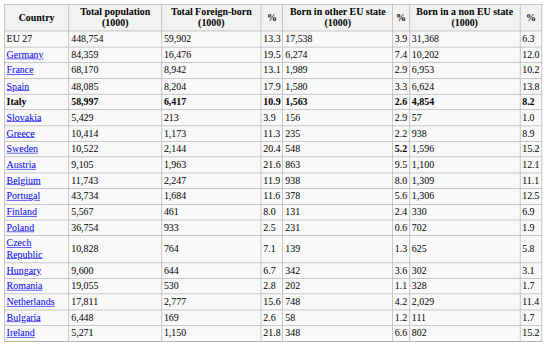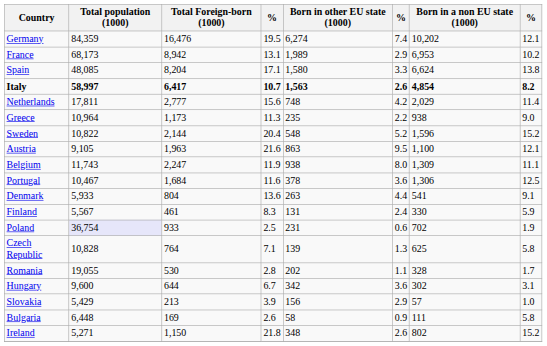- row: (19, 39)
(531, 54) 12.0 -> (531, 39) 12.1
(85, 70) 68,170 -> (85, 54) 68,173
(272, 86) 17.9 -> (272, 70) 17.1
(272, 102) 10.9 -> (272, 86) 10.7
rows swapped: (31, 302) <-> (24, 117)
(85, 133) 10,414 -> (85, 117) 10,964
(528, 133) 8.9 -> (528, 117) 9.0
(85, 149) 10,522 -> (85, 133) 10,822
(401, 149) bold -> (401, 133) normal
(85, 196) 43,734 -> (85, 180) 10,467
(401, 196) 5.6 -> (401, 180) 3.6
+ row: (25, 196)
(270, 212) 8.0 -> (270, 212) 8.3
(528, 212) 6.9 -> (528, 212) 5.9
(85, 228) no background -> (85, 228) lavender background
rows swapped: (24, 270) <-> (25, 286)
(401, 317) 1.2 -> (401, 317) 0.9
(528, 317) 1.7 -> (528, 317) 5.8
(401, 333) 6.6 -> (401, 333) 2.6
